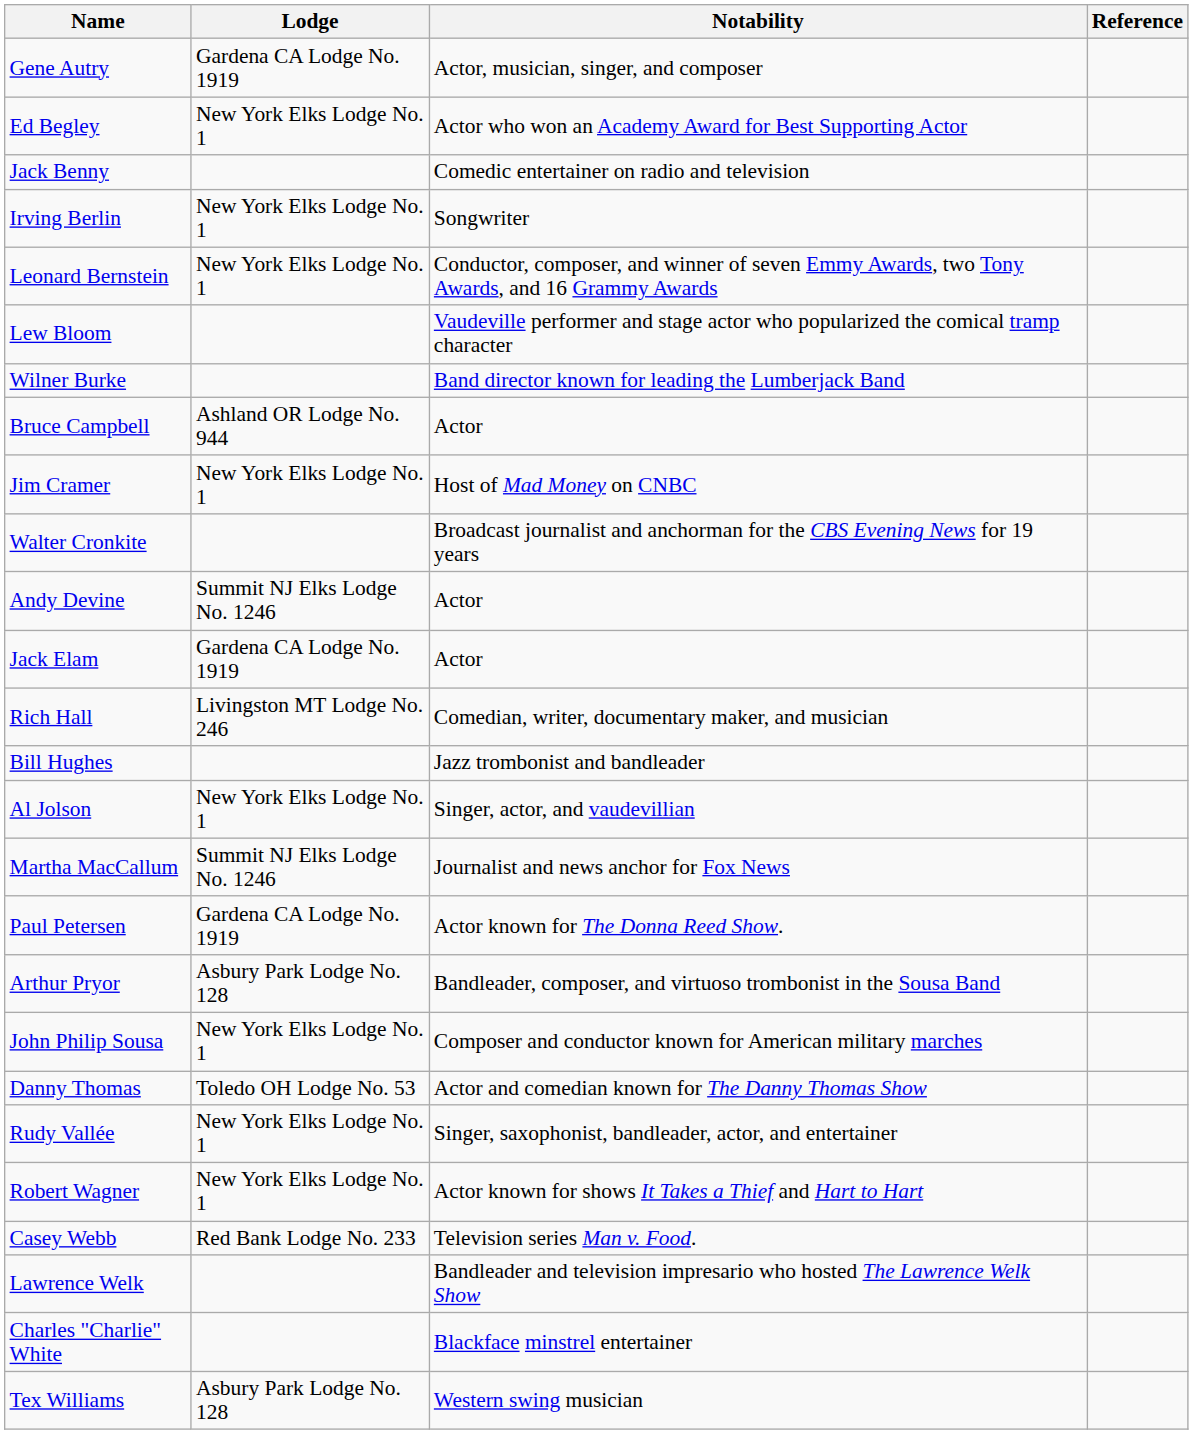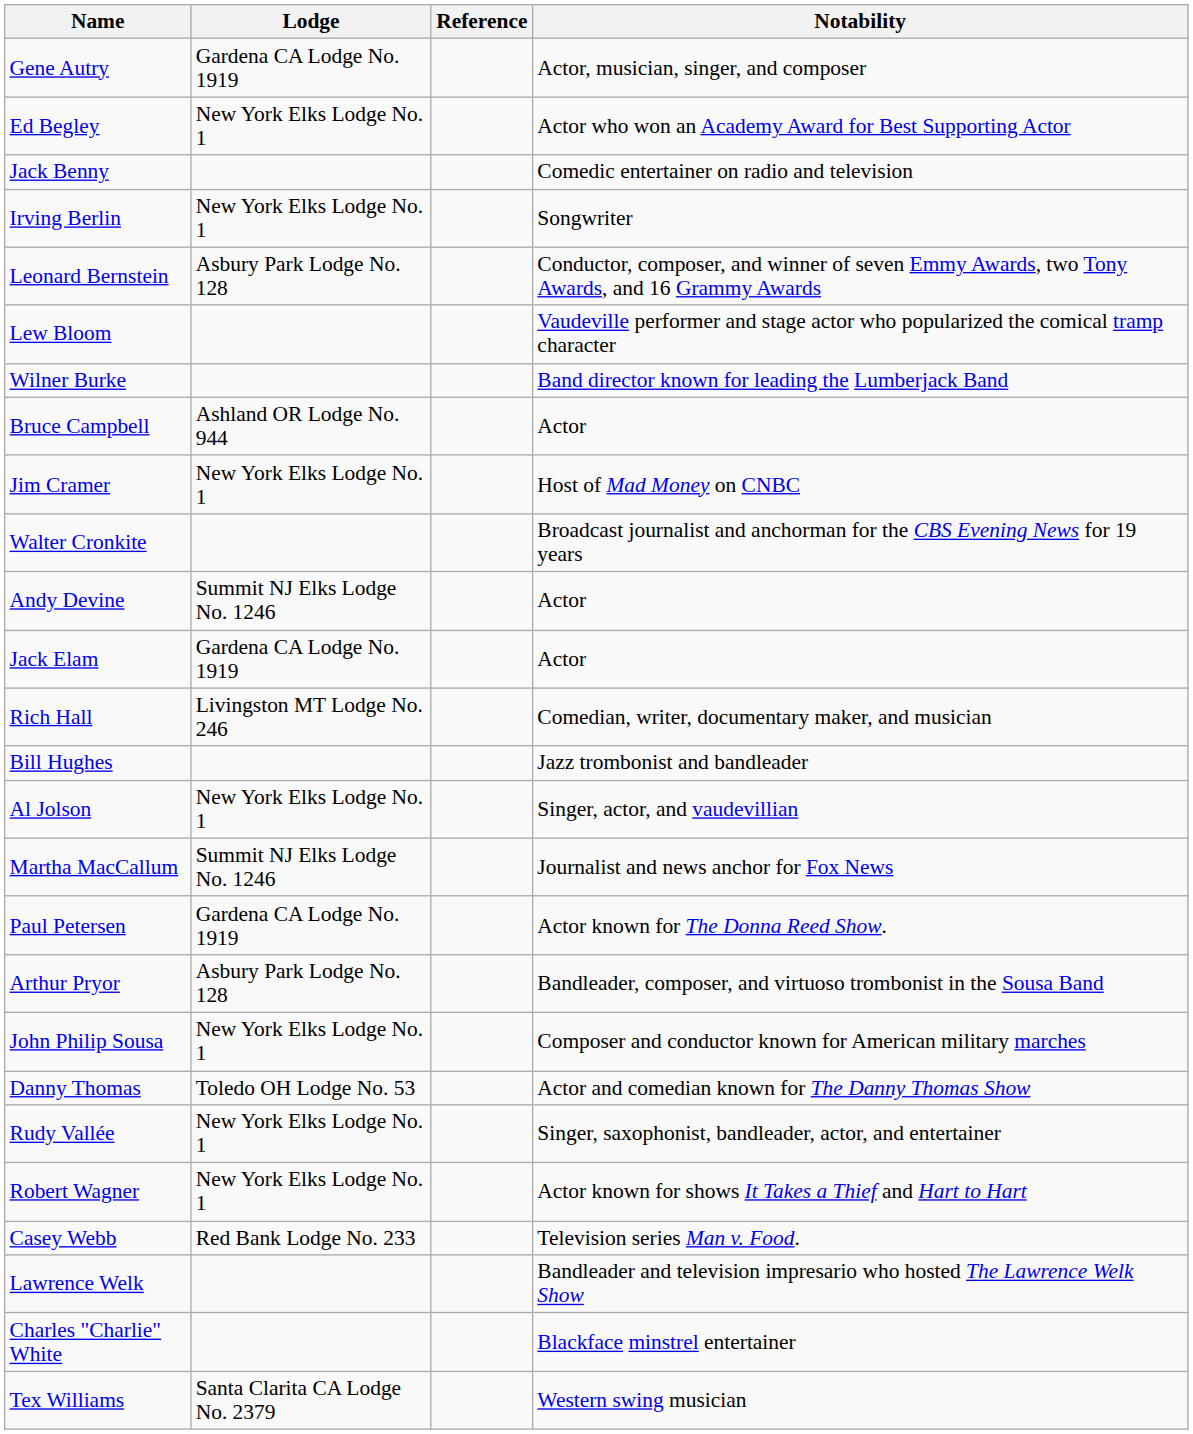columns swapped: (758, 21) <-> (1137, 21)
(310, 275) New York Elks Lodge No. 1 -> (298, 275) Asbury Park Lodge No. 128
(298, 1400) Asbury Park Lodge No. 128 -> (298, 1400) Santa Clarita CA Lodge No. 2379
